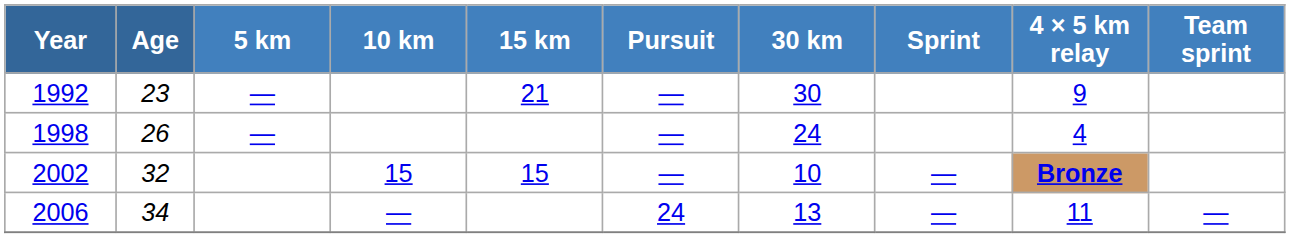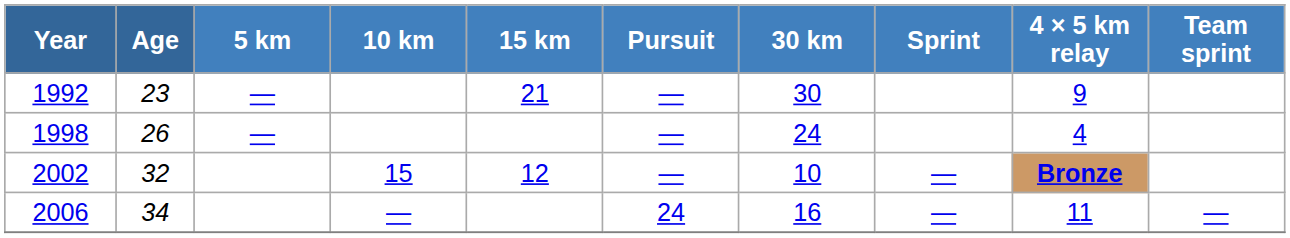(535, 173) 15 -> (535, 173) 12
(807, 213) 13 -> (807, 213) 16
